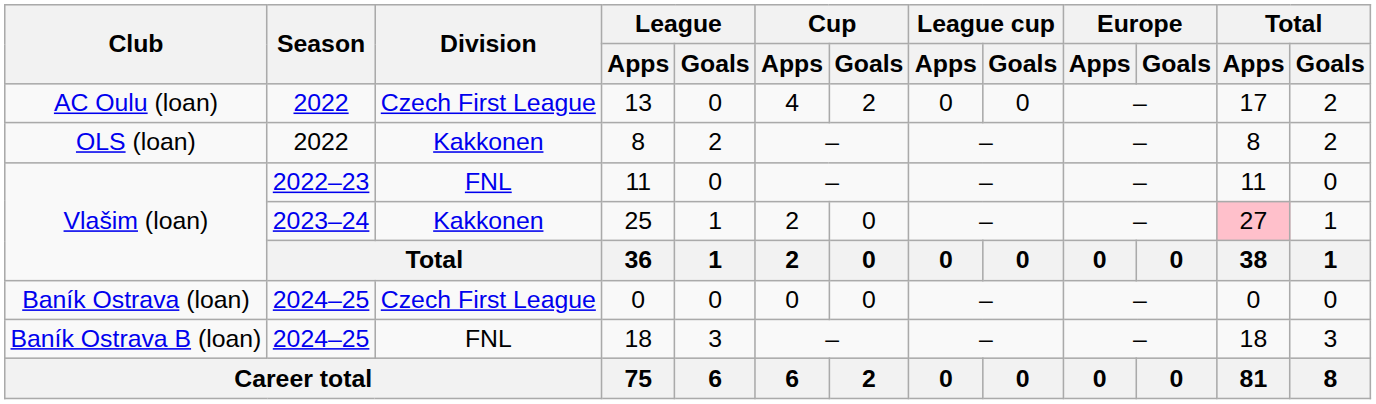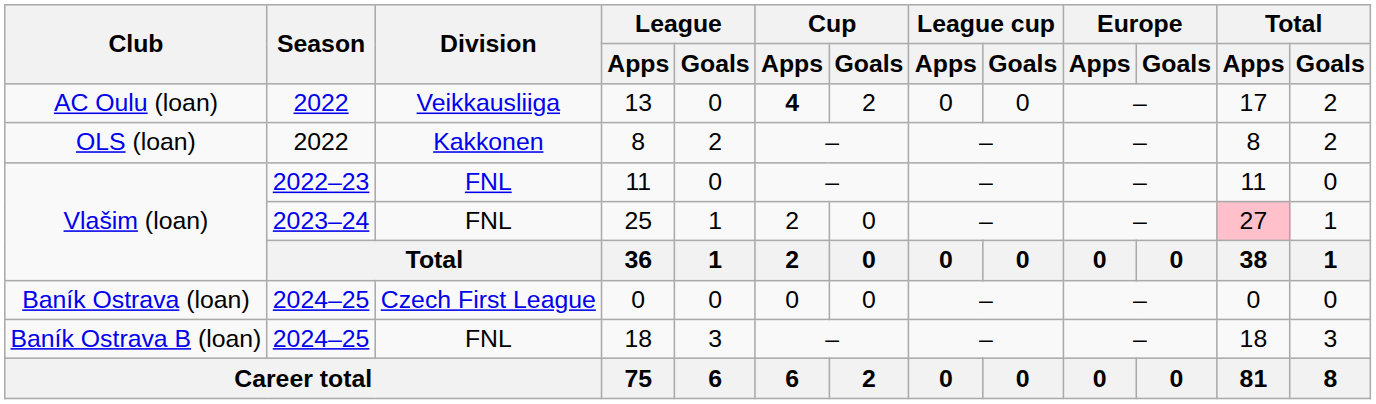(488, 102) Czech First League -> (488, 102) Veikkausliiga
(792, 102) normal -> (792, 102) bold
(488, 220) Kakkonen -> (488, 220) FNL
